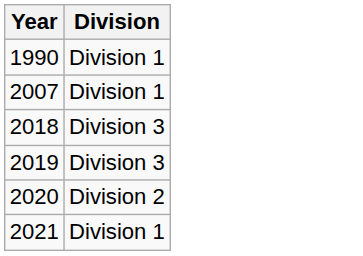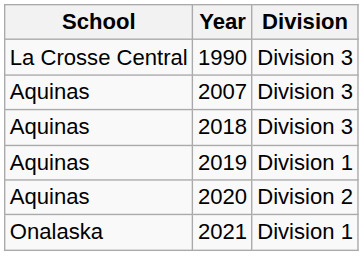+ column: (99, 22)
(117, 57) Division 1 -> (305, 57) Division 3
(117, 92) Division 1 -> (305, 92) Division 3
(117, 162) Division 3 -> (305, 162) Division 1
